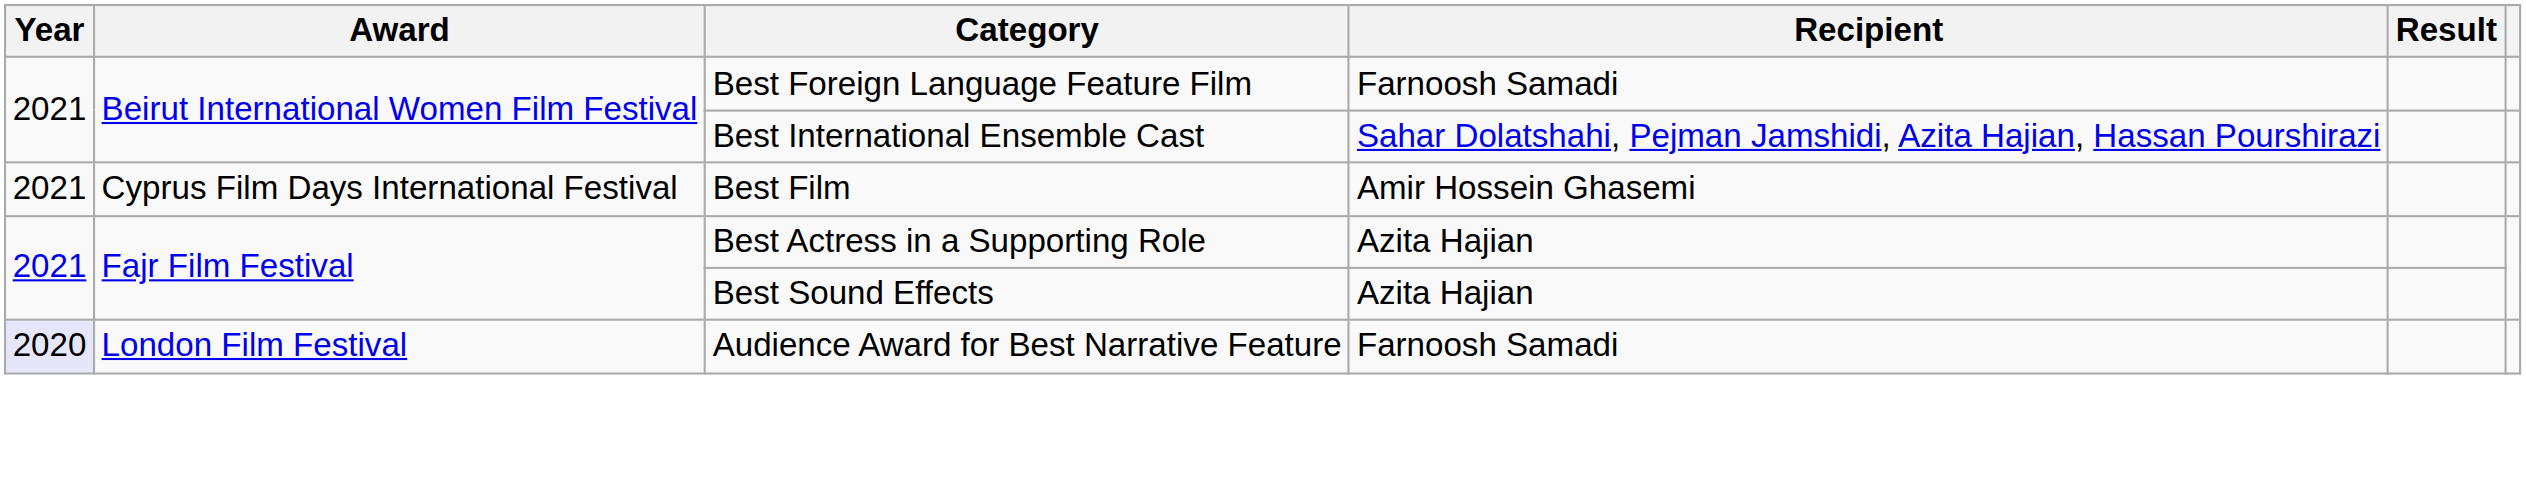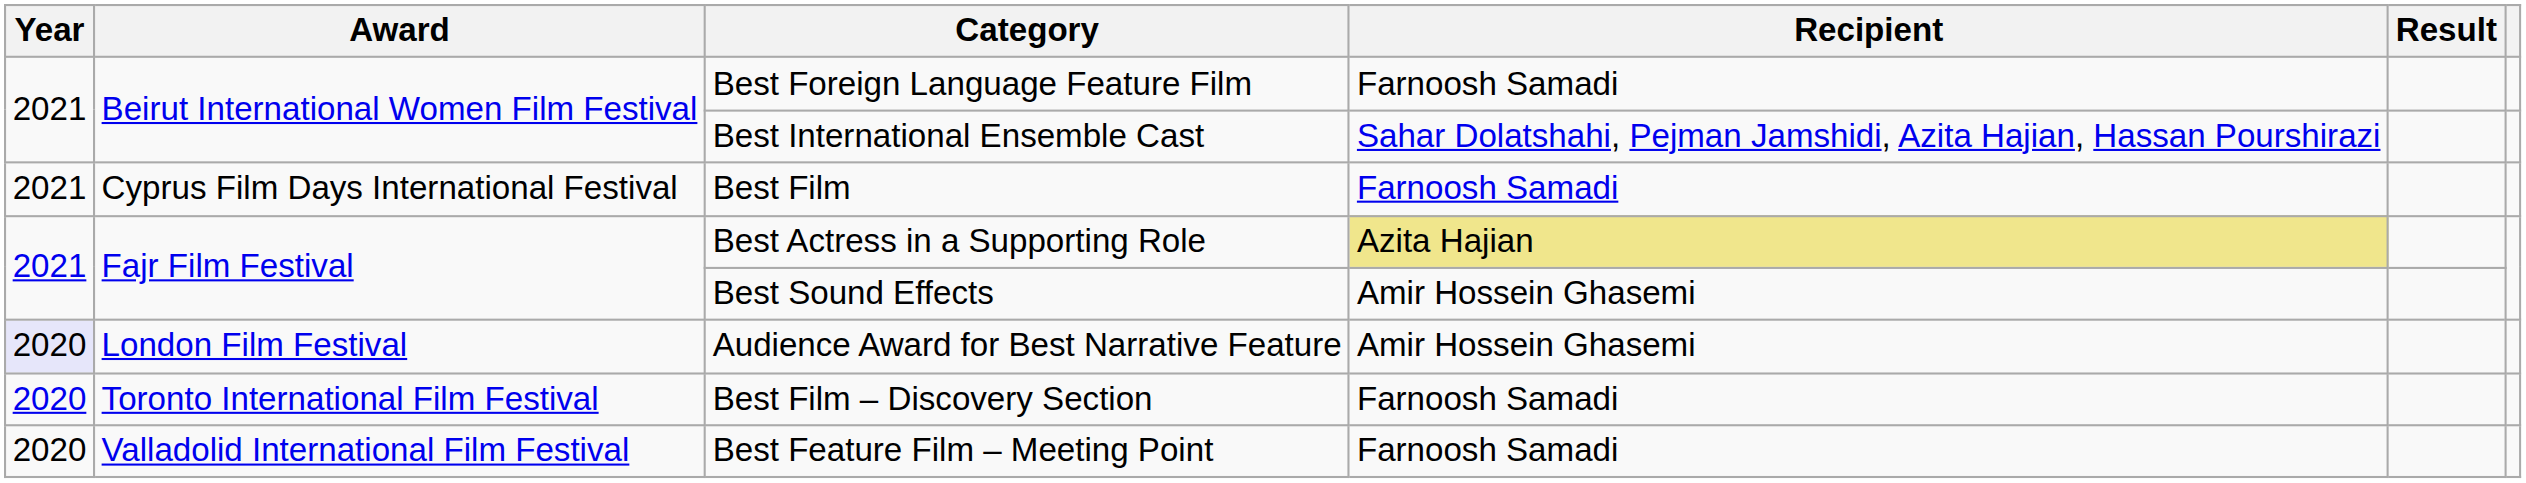(1526, 188) Amir Hossein Ghasemi -> (1488, 188) Farnoosh Samadi
(1445, 240) no background -> (1445, 240) khaki background
(1445, 293) Azita Hajian -> (1526, 293) Amir Hossein Ghasemi
(1488, 345) Farnoosh Samadi -> (1526, 345) Amir Hossein Ghasemi
+ row: (933, 398)
+ row: (963, 450)
